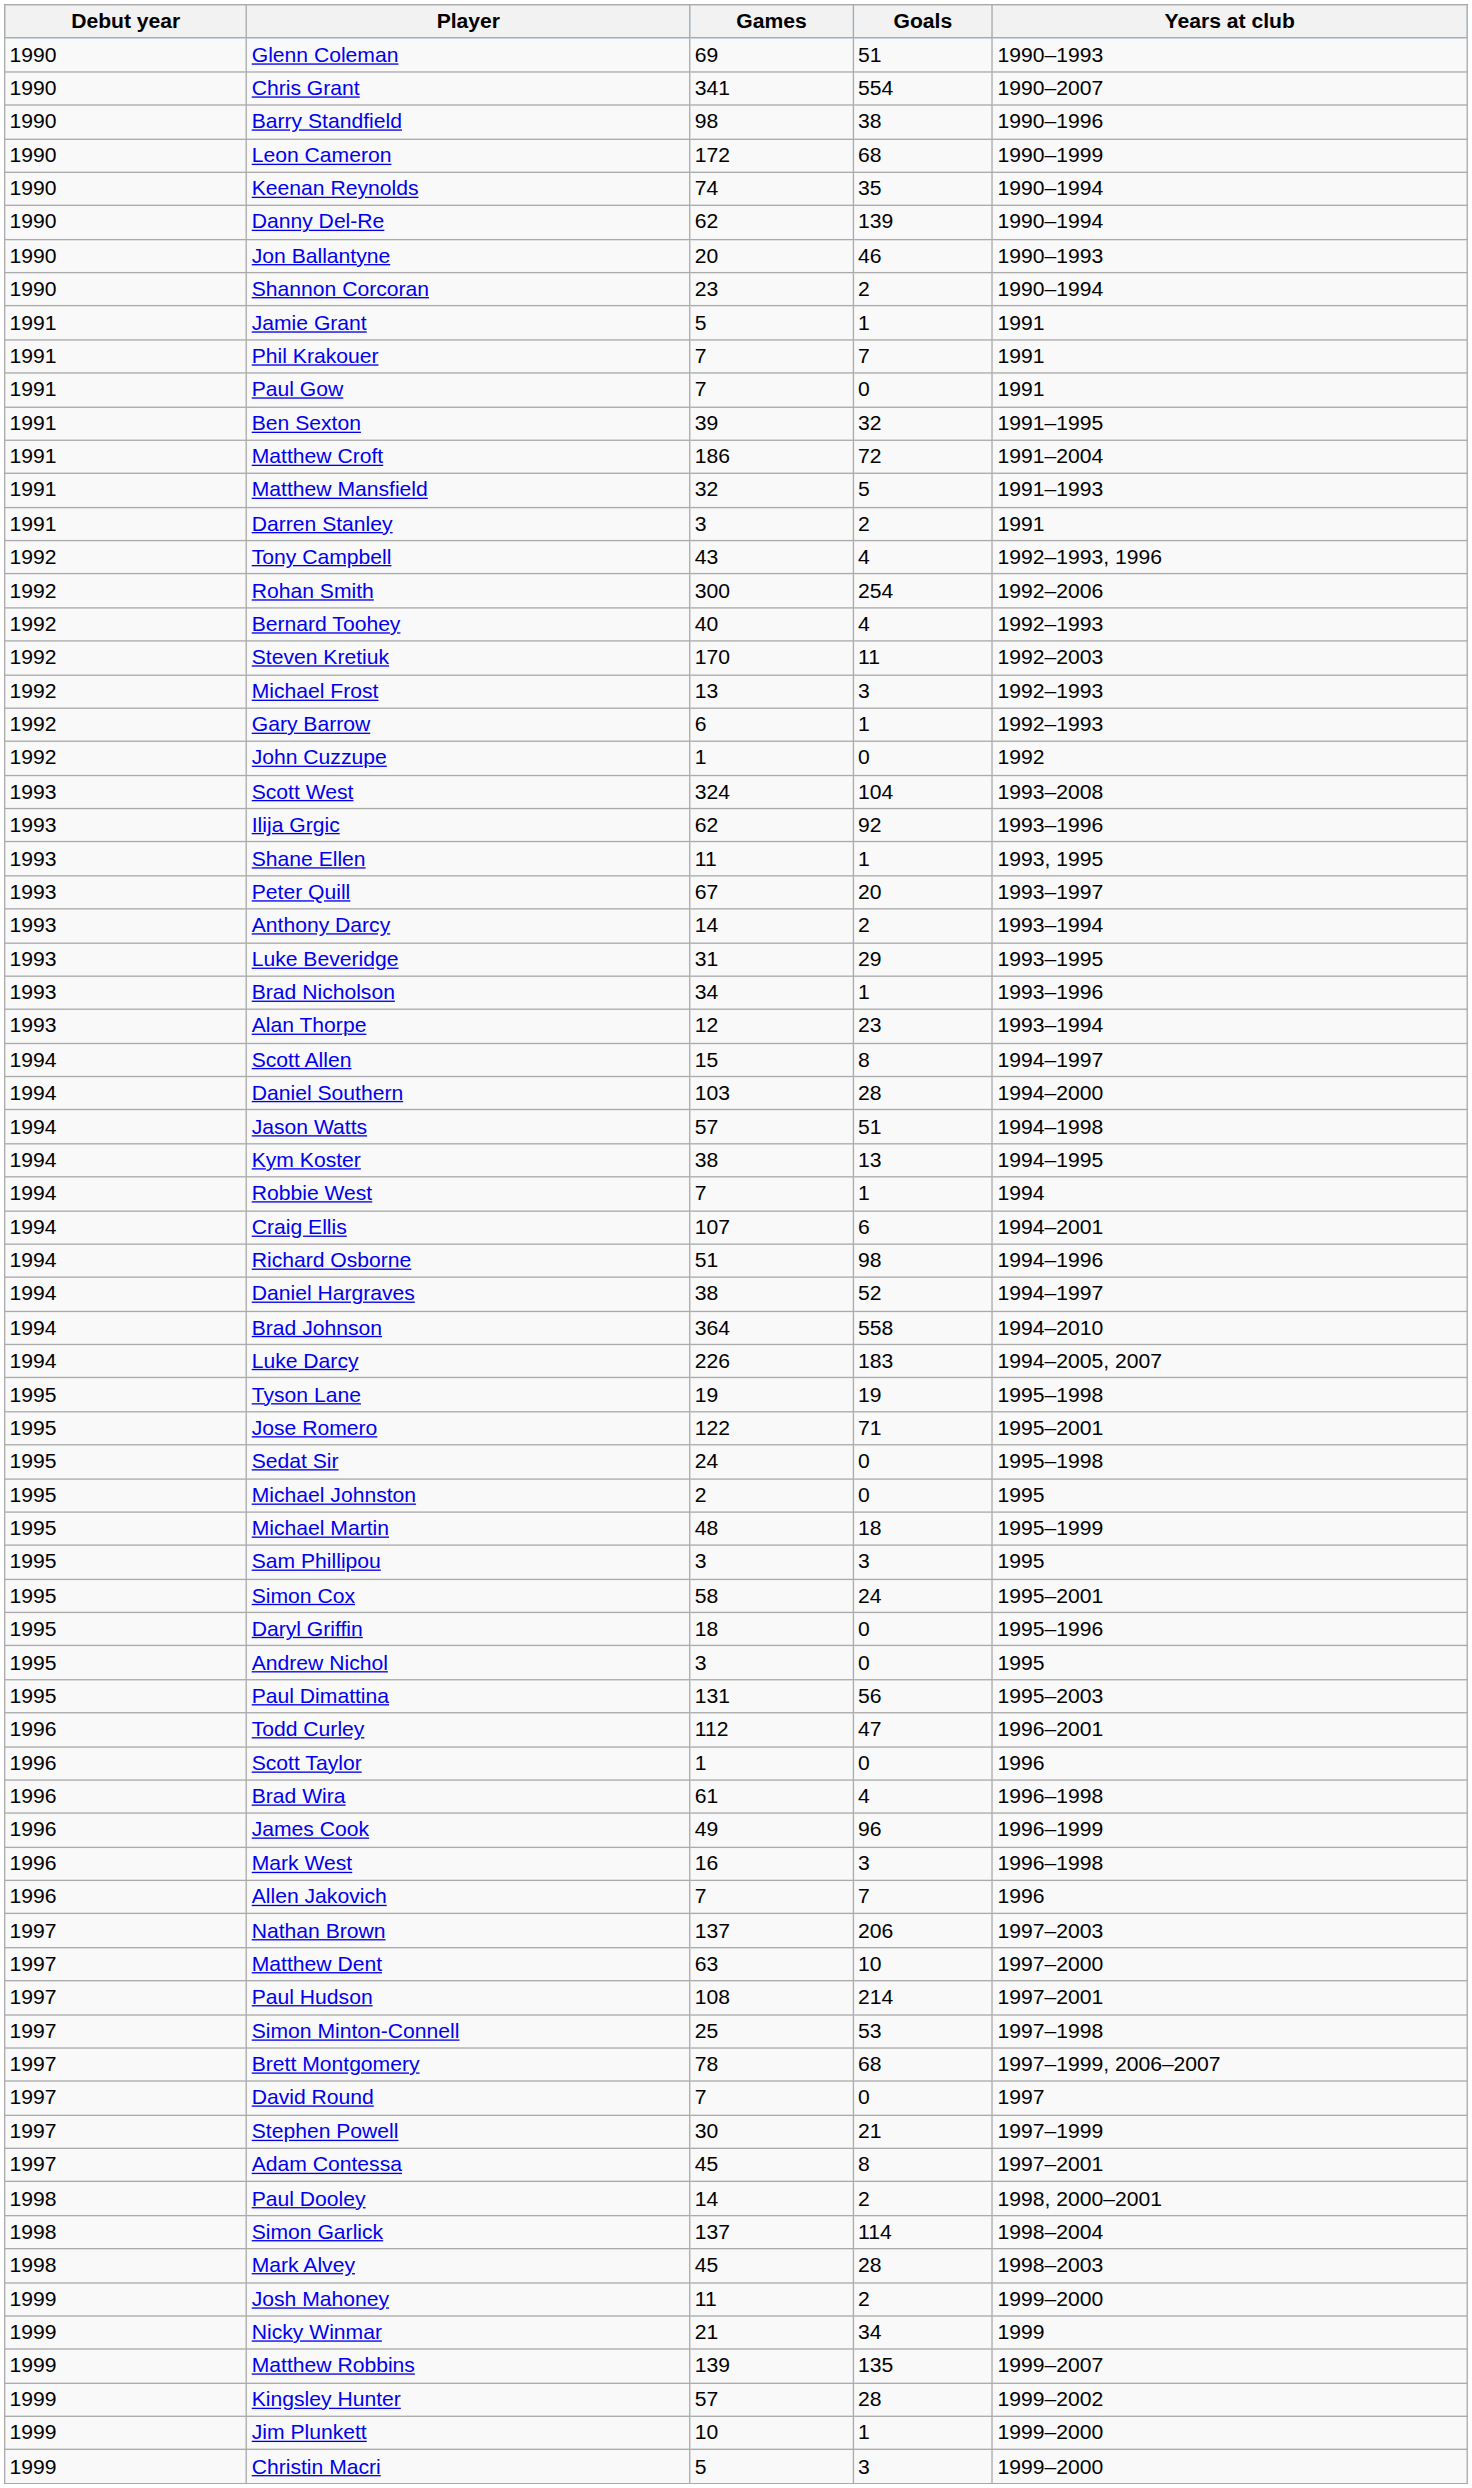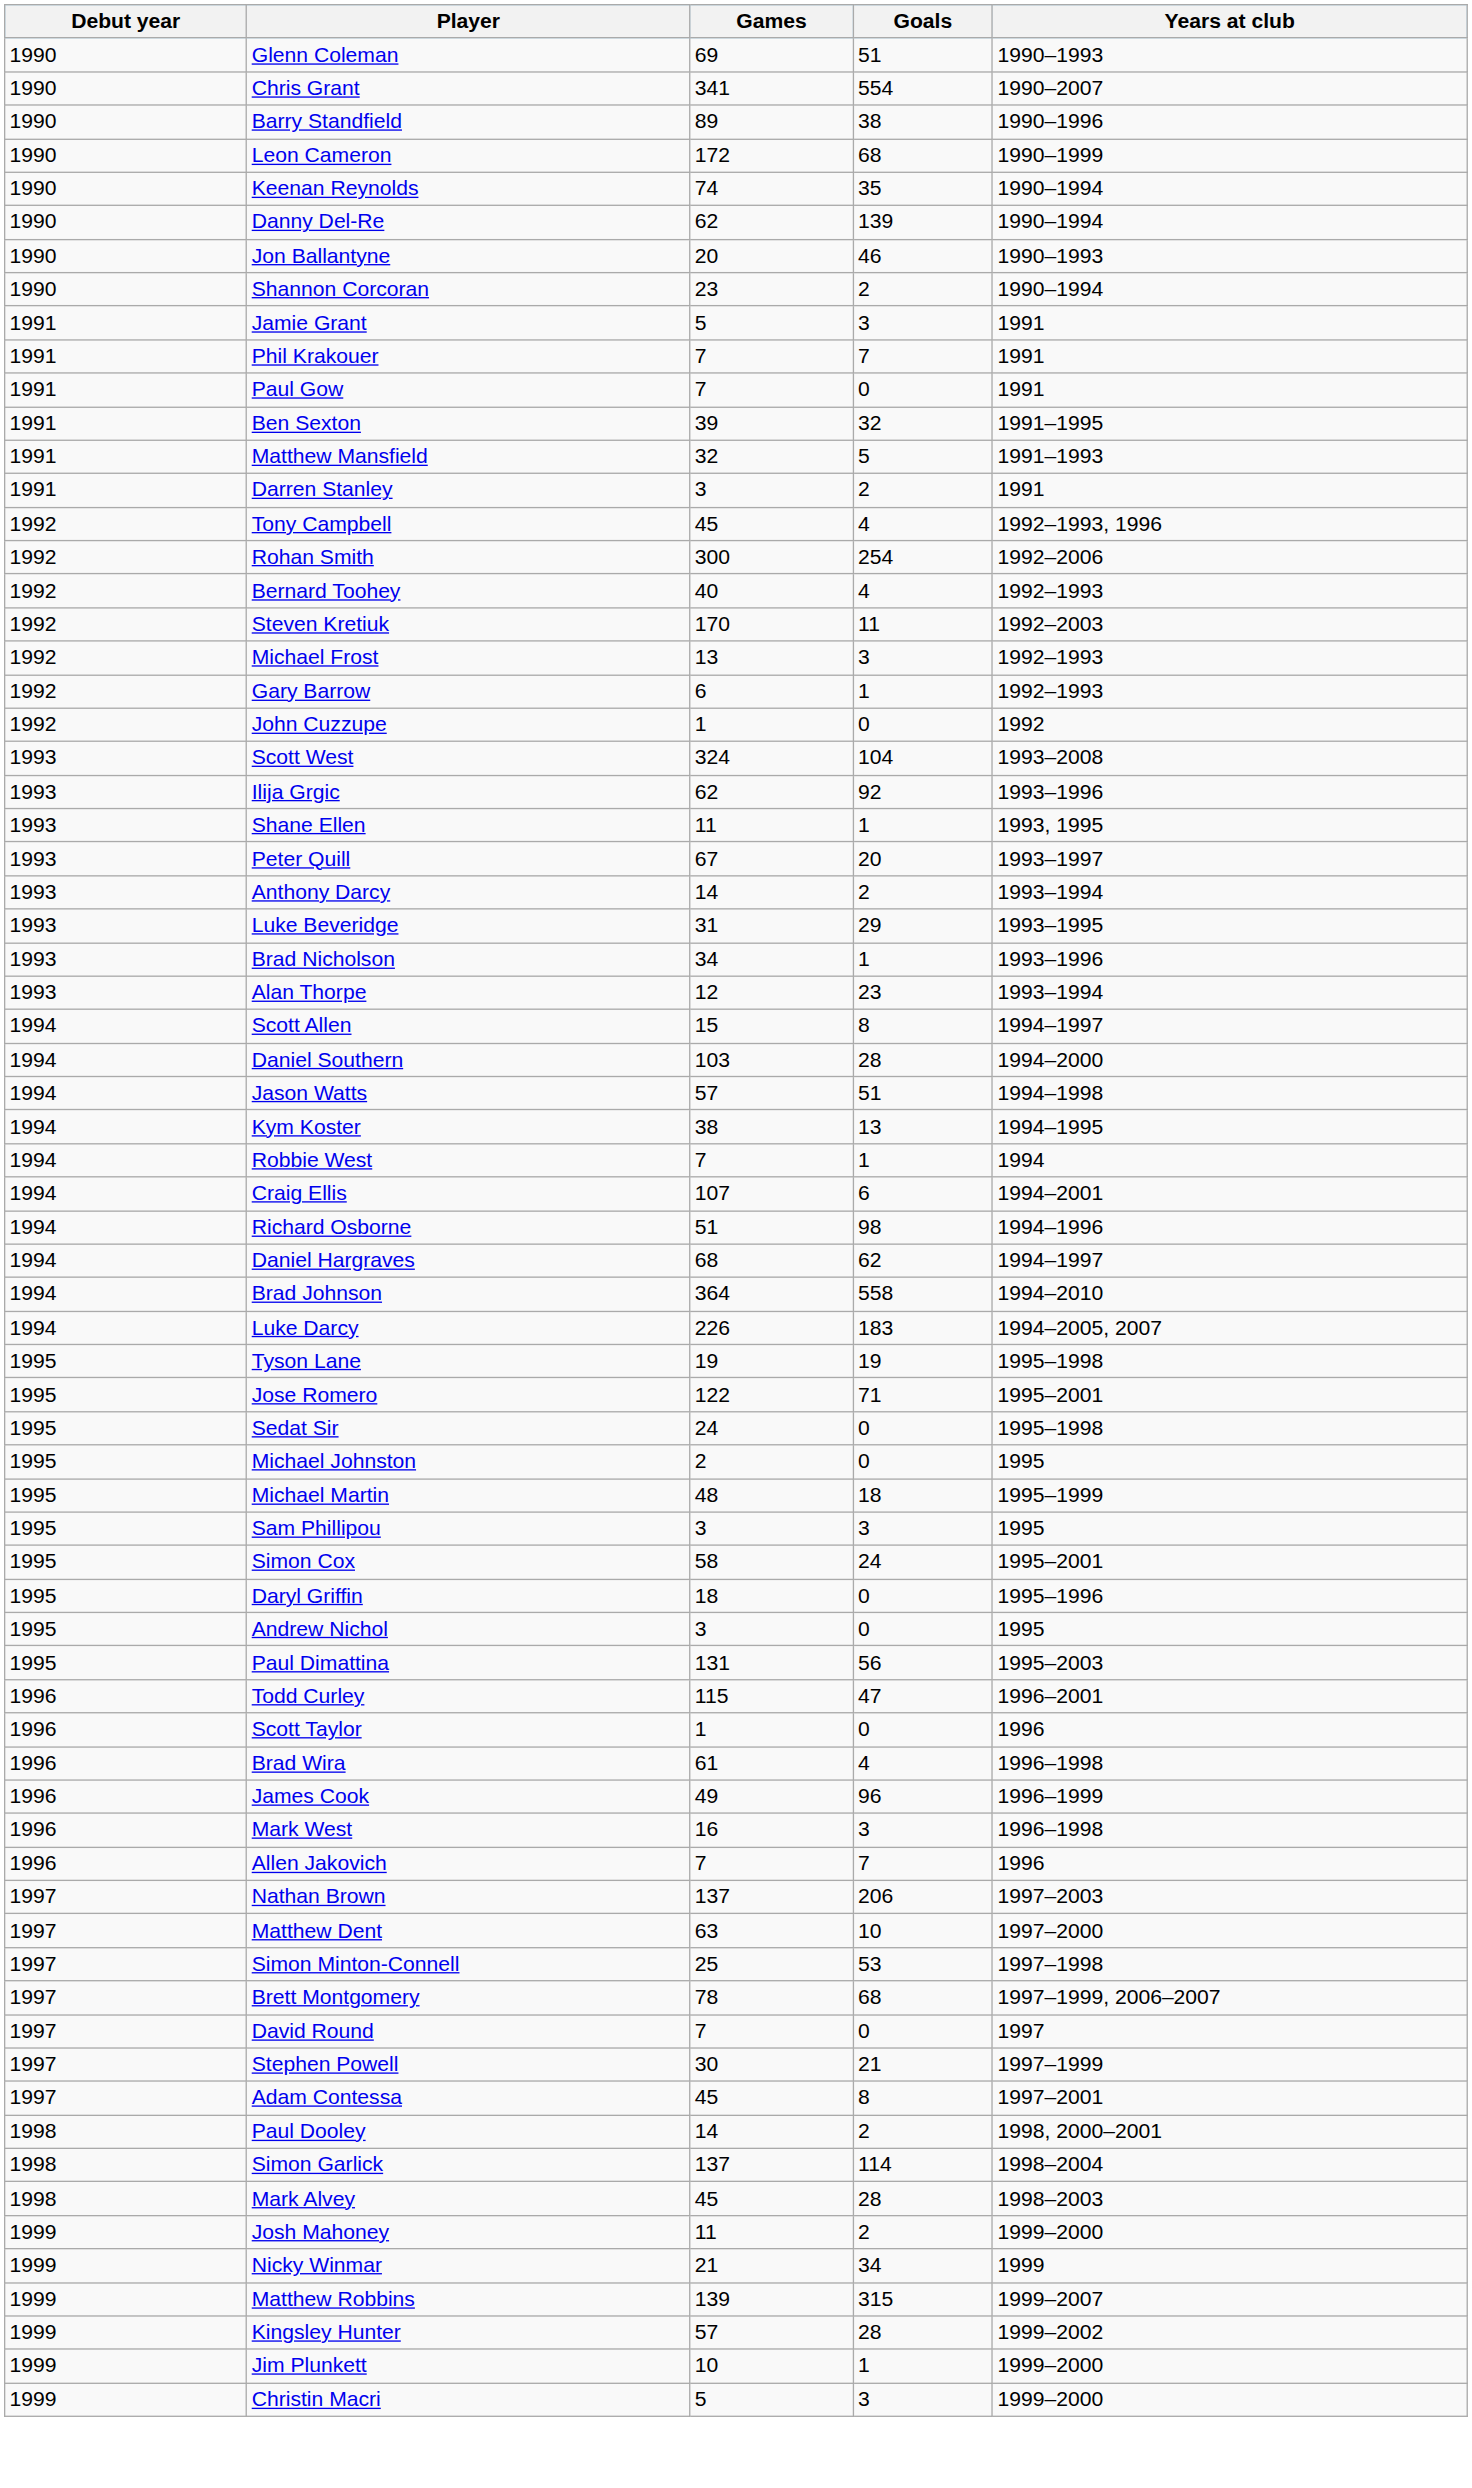(706, 121) 98 -> (706, 121) 89
(864, 322) 1 -> (864, 322) 3
- row: (317, 456)
(706, 557) 43 -> (706, 523) 45
(706, 1294) 38 -> (706, 1260) 68
(870, 1294) 52 -> (870, 1260) 62
(712, 1729) 112 -> (712, 1695) 115
- row: (312, 1997)
(876, 2365) 135 -> (876, 2298) 315
